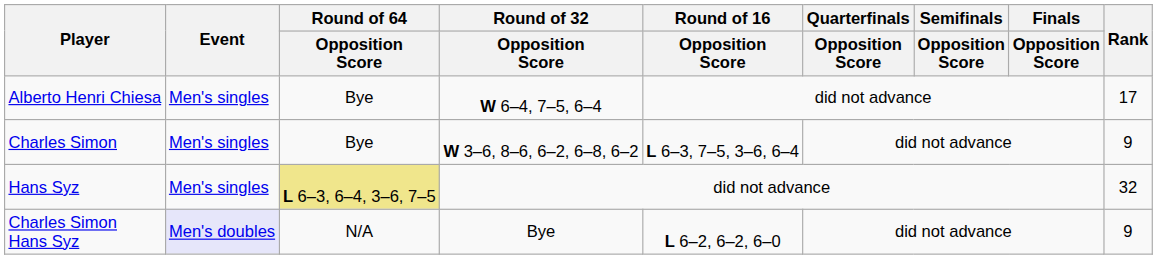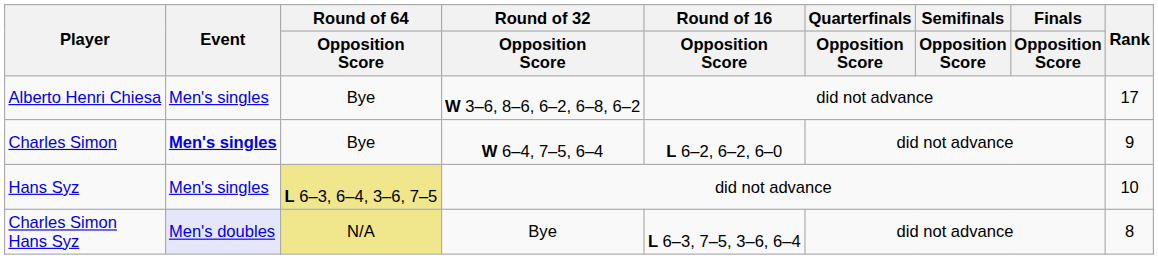(541, 107) W 6–4, 7–5, 6–4 -> (543, 107) W 3–6, 8–6, 6–2, 6–8, 6–2
(219, 143) normal -> (223, 143) bold
(541, 152) W 3–6, 8–6, 6–2, 6–8, 6–2 -> (543, 152) W 6–4, 7–5, 6–4
(723, 152) L 6–3, 7–5, 3–6, 6–4 -> (724, 152) L 6–2, 6–2, 6–0
(1128, 187) 32 -> (1130, 187) 10
(359, 232) no background -> (361, 232) khaki background
(723, 241) L 6–2, 6–2, 6–0 -> (724, 241) L 6–3, 7–5, 3–6, 6–4
(1128, 232) 9 -> (1130, 232) 8
